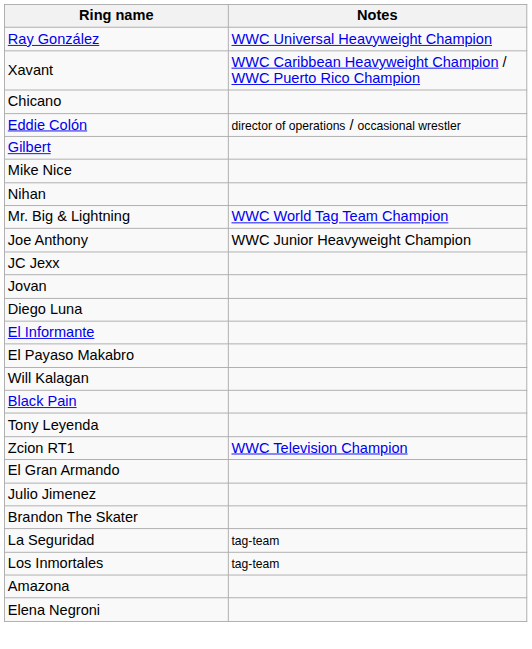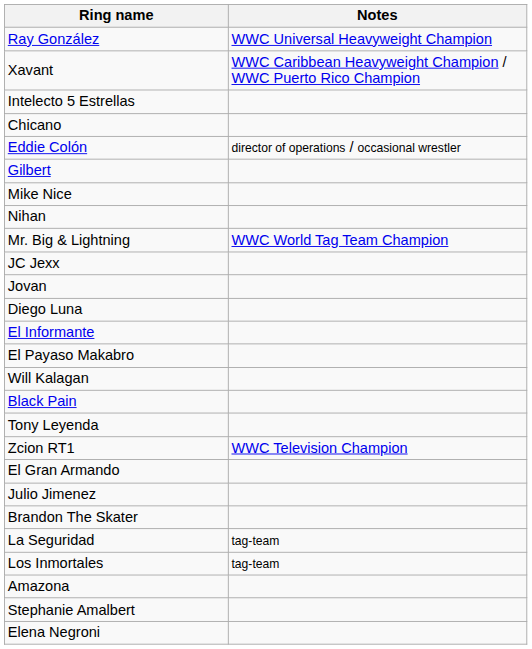+ row: (71, 101)
- row: (48, 240)
+ row: (71, 609)
